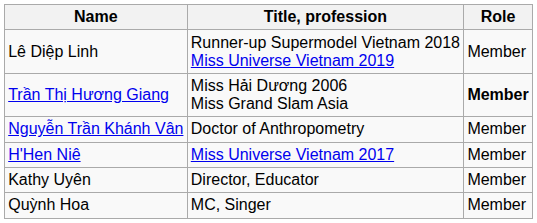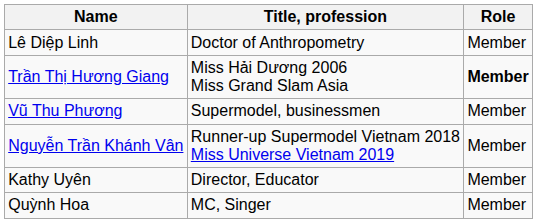(325, 51) Runner-up Supermodel Vietnam 2018 Miss Universe Vietnam 2019 -> (278, 42) Doctor of Anthropometry
+ row: (65, 111)
(278, 129) Doctor of Anthropometry -> (325, 145) Runner-up Supermodel Vietnam 2018 Miss Universe Vietnam 2019
- row: (44, 154)
